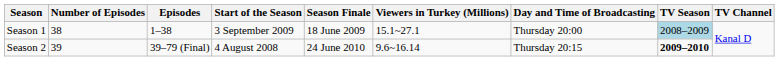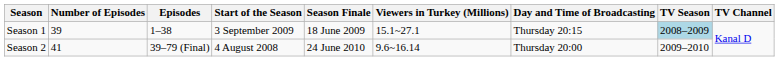(56, 30) 38 -> (56, 30) 39
(548, 30) Thursday 20:00 -> (548, 30) Thursday 20:15
(56, 47) 39 -> (56, 47) 41
(548, 47) Thursday 20:15 -> (548, 47) Thursday 20:00
(685, 47) bold -> (685, 47) normal
